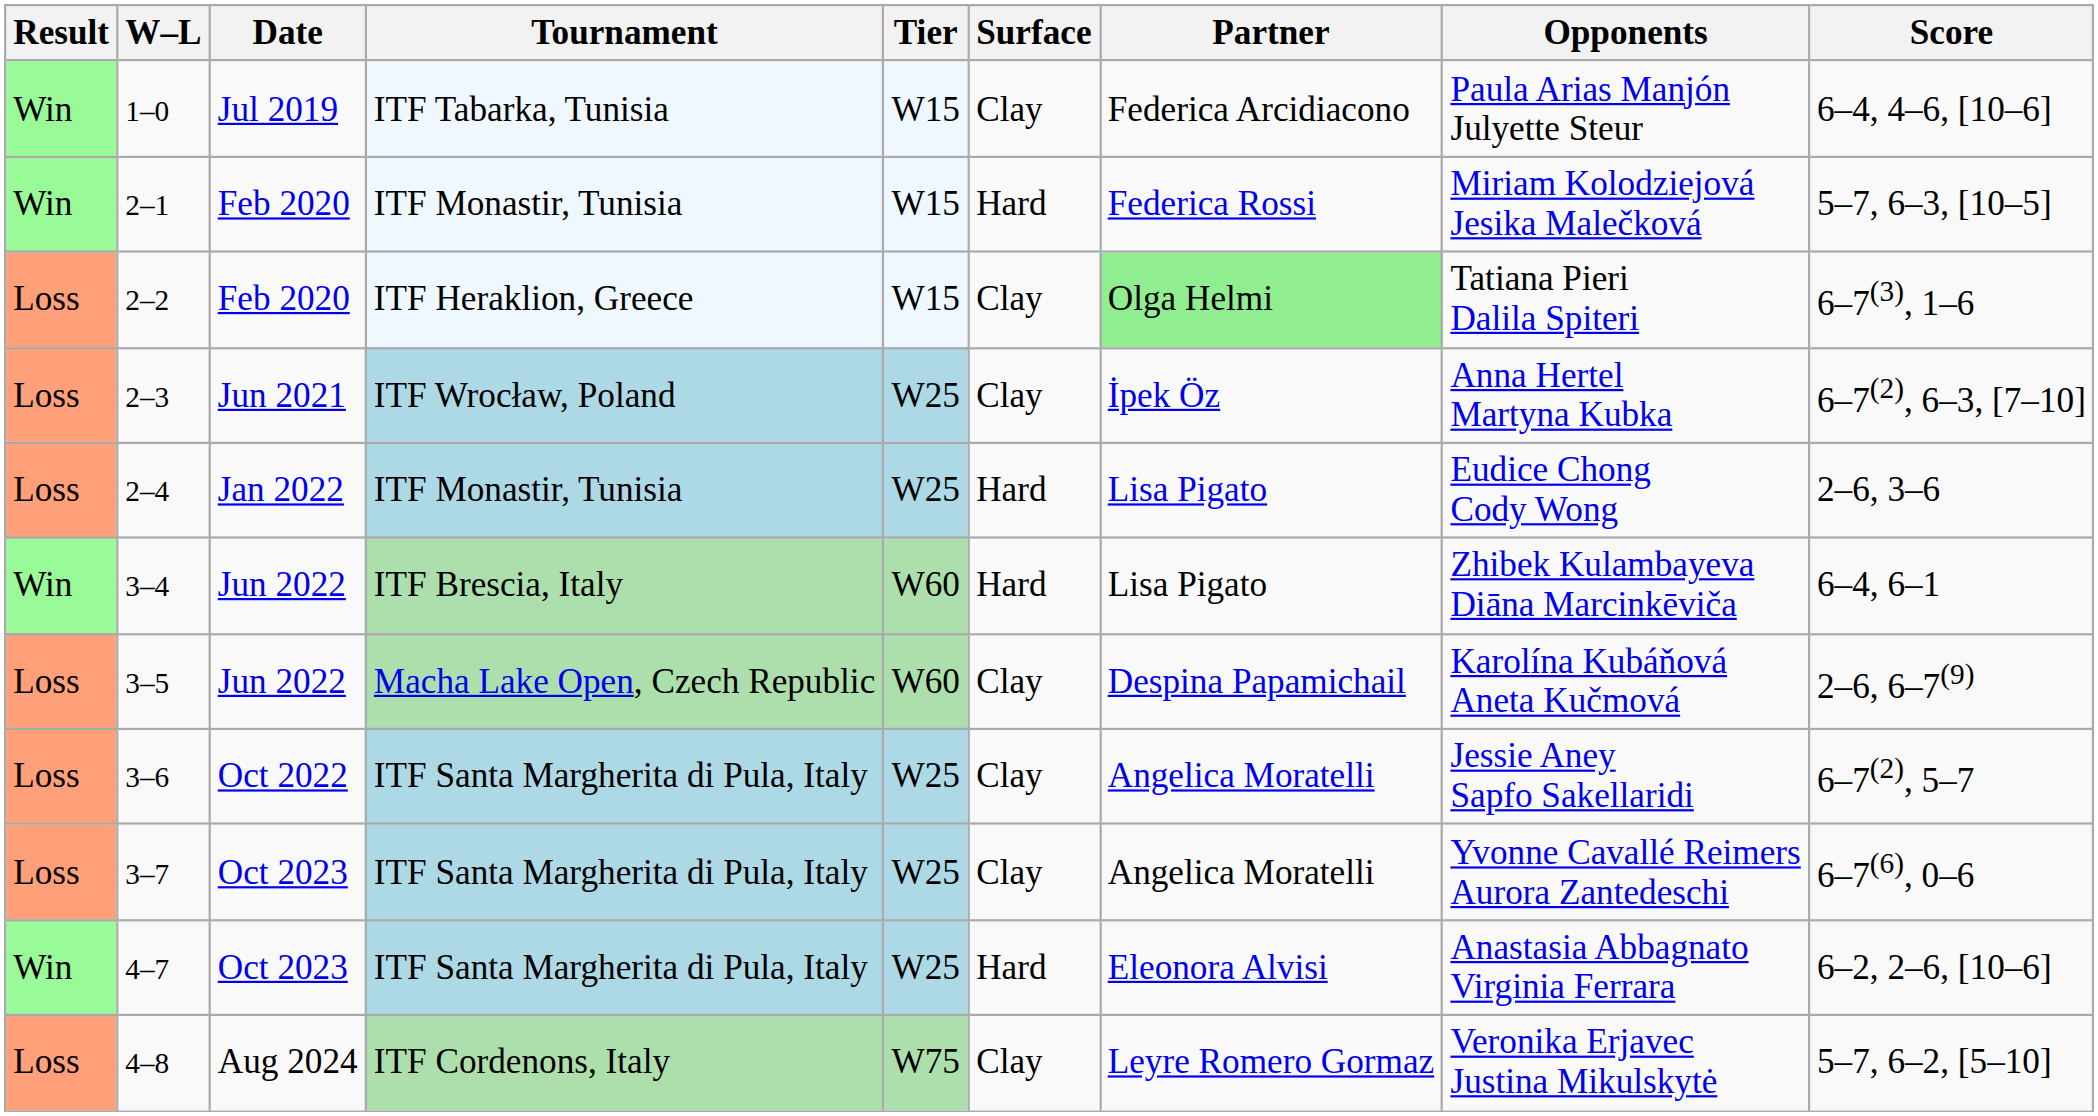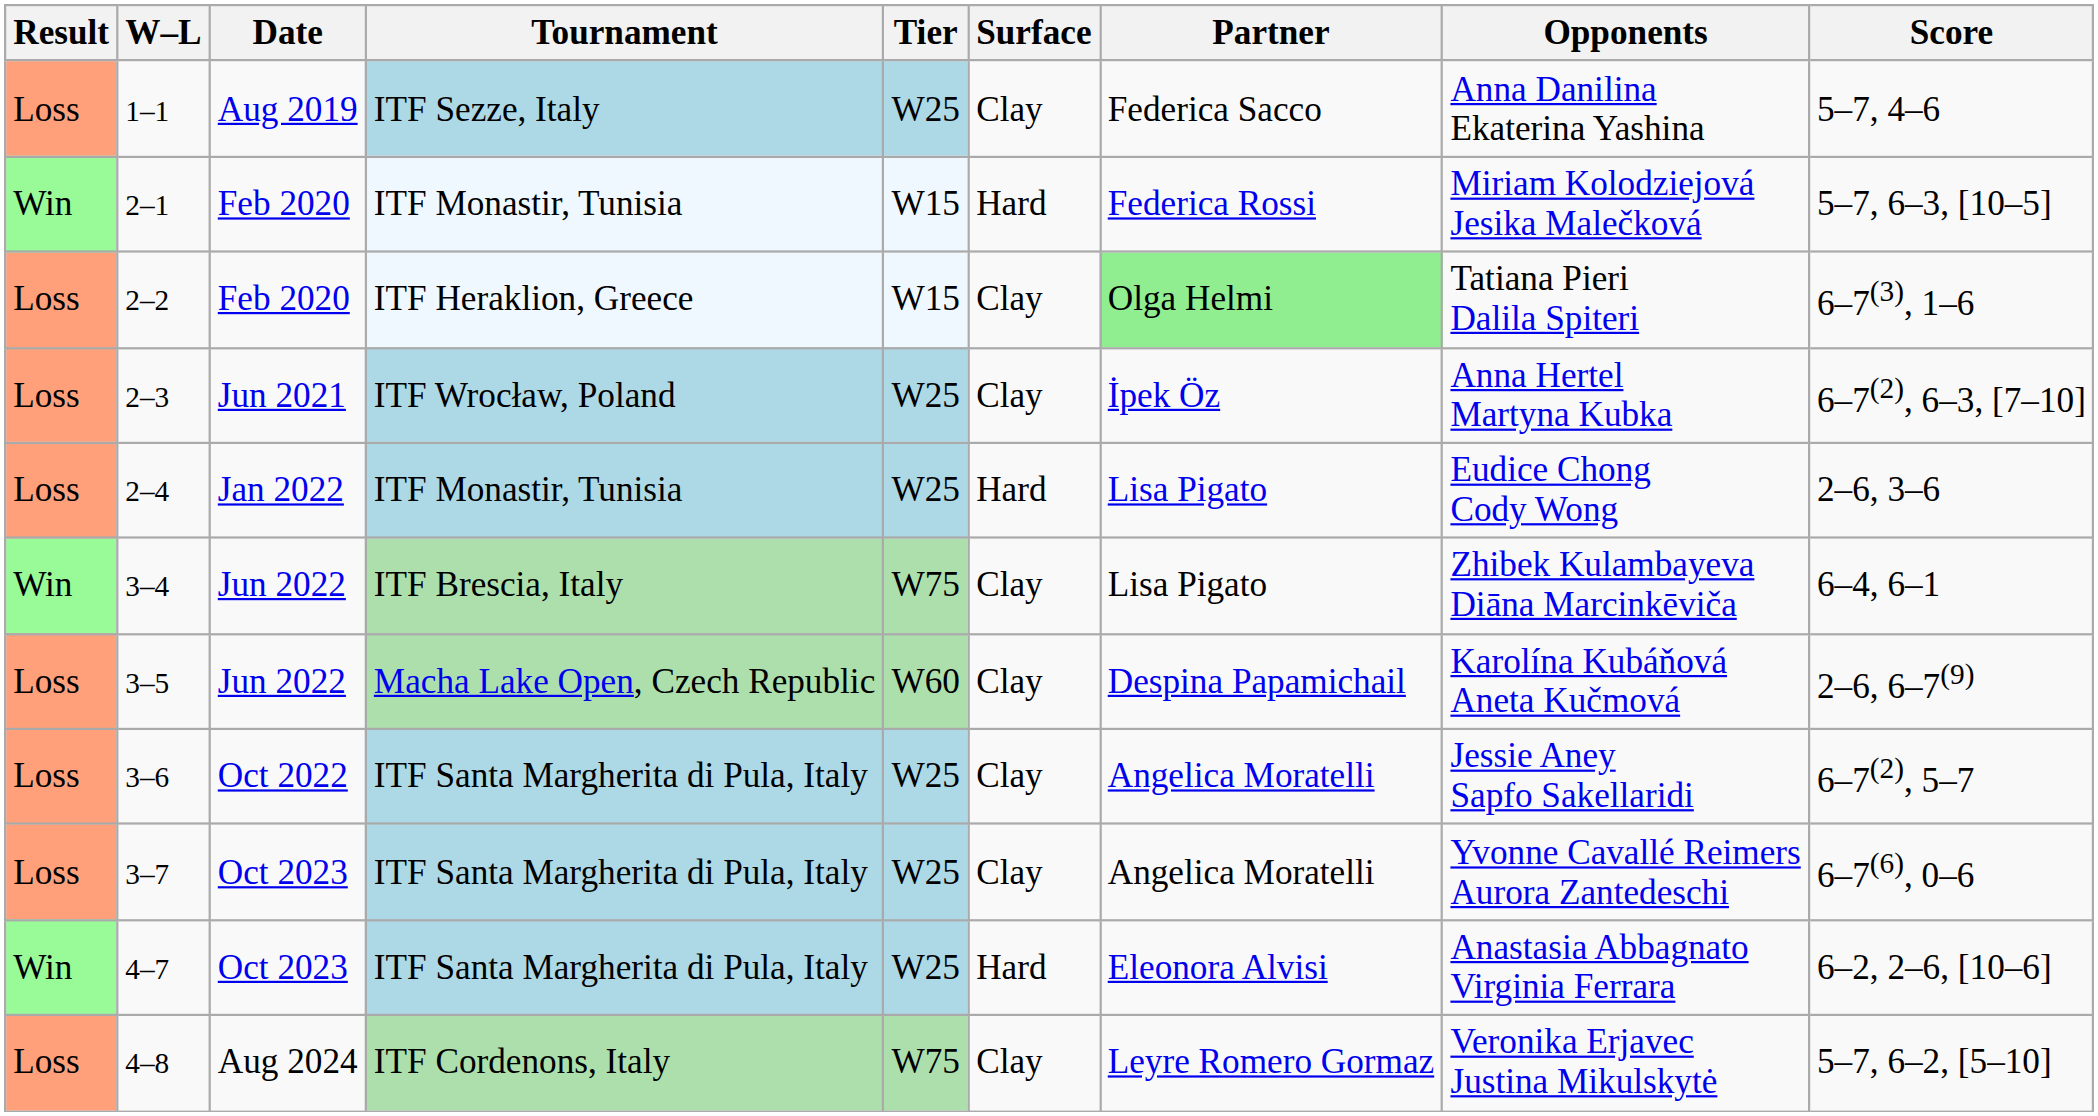- row: (147, 110)
+ row: (147, 110)
(926, 585) W60 -> (926, 585) W75
(1011, 585) Hard -> (1009, 585) Clay
